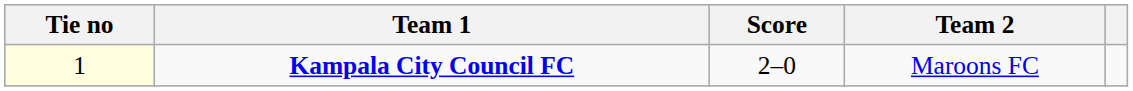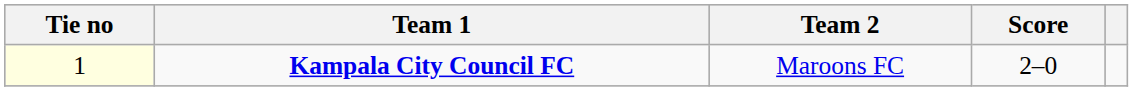columns swapped: (777, 24) <-> (975, 24)
